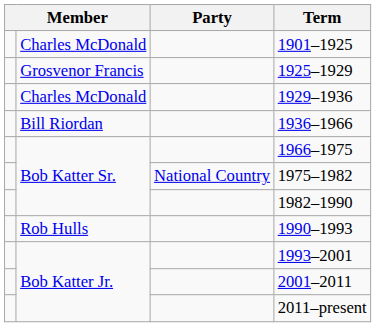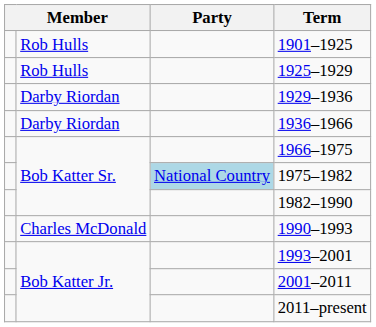(83, 44) Charles McDonald -> (54, 44) Rob Hulls
(82, 70) Grosvenor Francis -> (54, 70) Rob Hulls
(83, 96) Charles McDonald -> (70, 96) Darby Riordan
(62, 123) Bill Riordan -> (70, 123) Darby Riordan
(212, 176) no background -> (212, 176) lightblue background
(54, 228) Rob Hulls -> (83, 228) Charles McDonald
